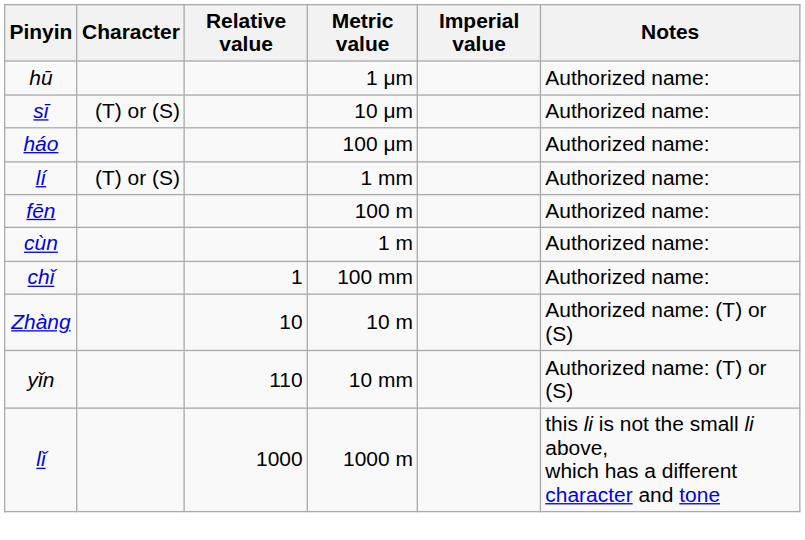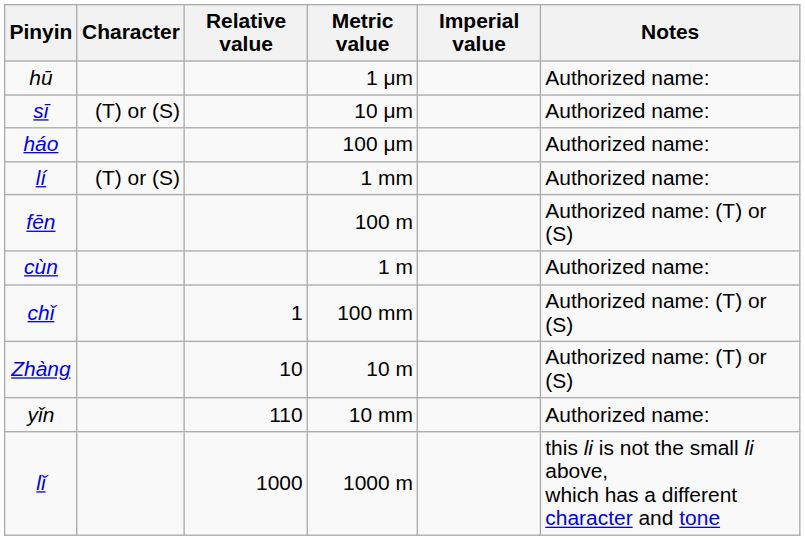(627, 210) Authorized name: -> (656, 222) Authorized name: (T) or (S)
(627, 277) Authorized name: -> (656, 312) Authorized name: (T) or (S)
(656, 379) Authorized name: (T) or (S) -> (627, 414) Authorized name:
